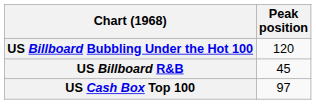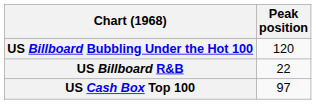(284, 68) 45 -> (284, 68) 22
